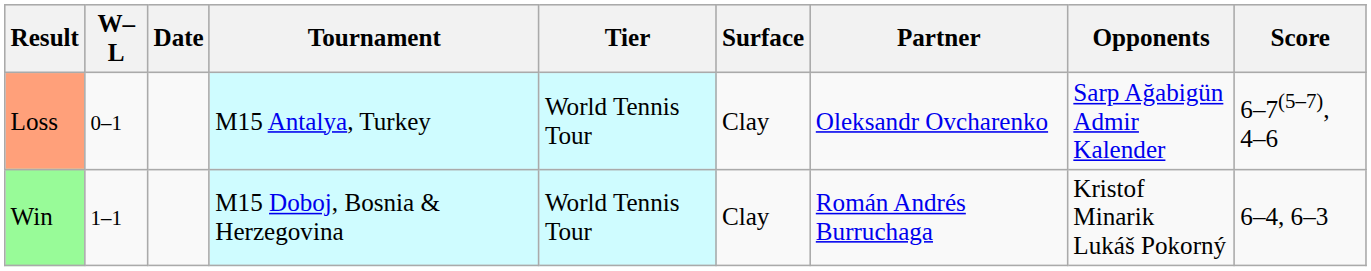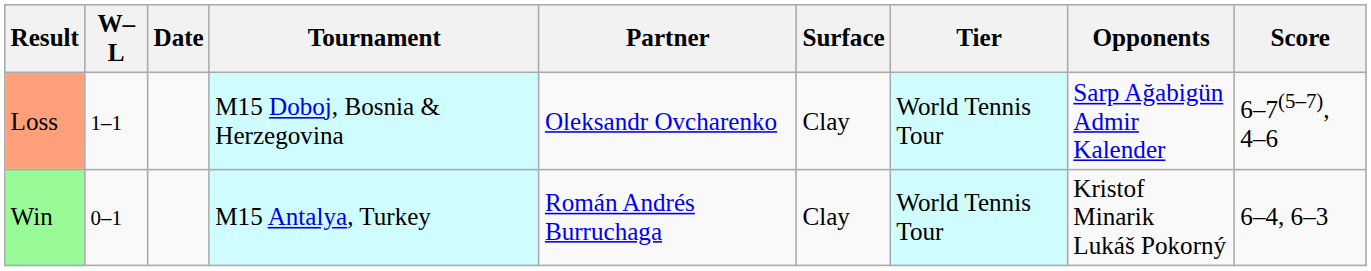columns swapped: (628, 38) <-> (939, 38)
(106, 122) 0–1 -> (106, 122) 1–1
(323, 120) M15 Antalya, Turkey -> (328, 120) M15 Doboj, Bosnia & Herzegovina
(106, 218) 1–1 -> (106, 218) 0–1
(328, 217) M15 Doboj, Bosnia & Herzegovina -> (323, 217) M15 Antalya, Turkey
